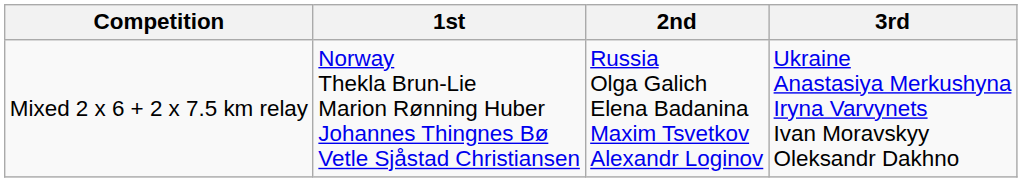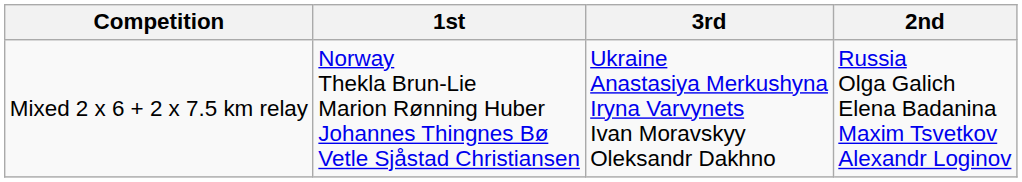columns swapped: (677, 22) <-> (892, 22)
